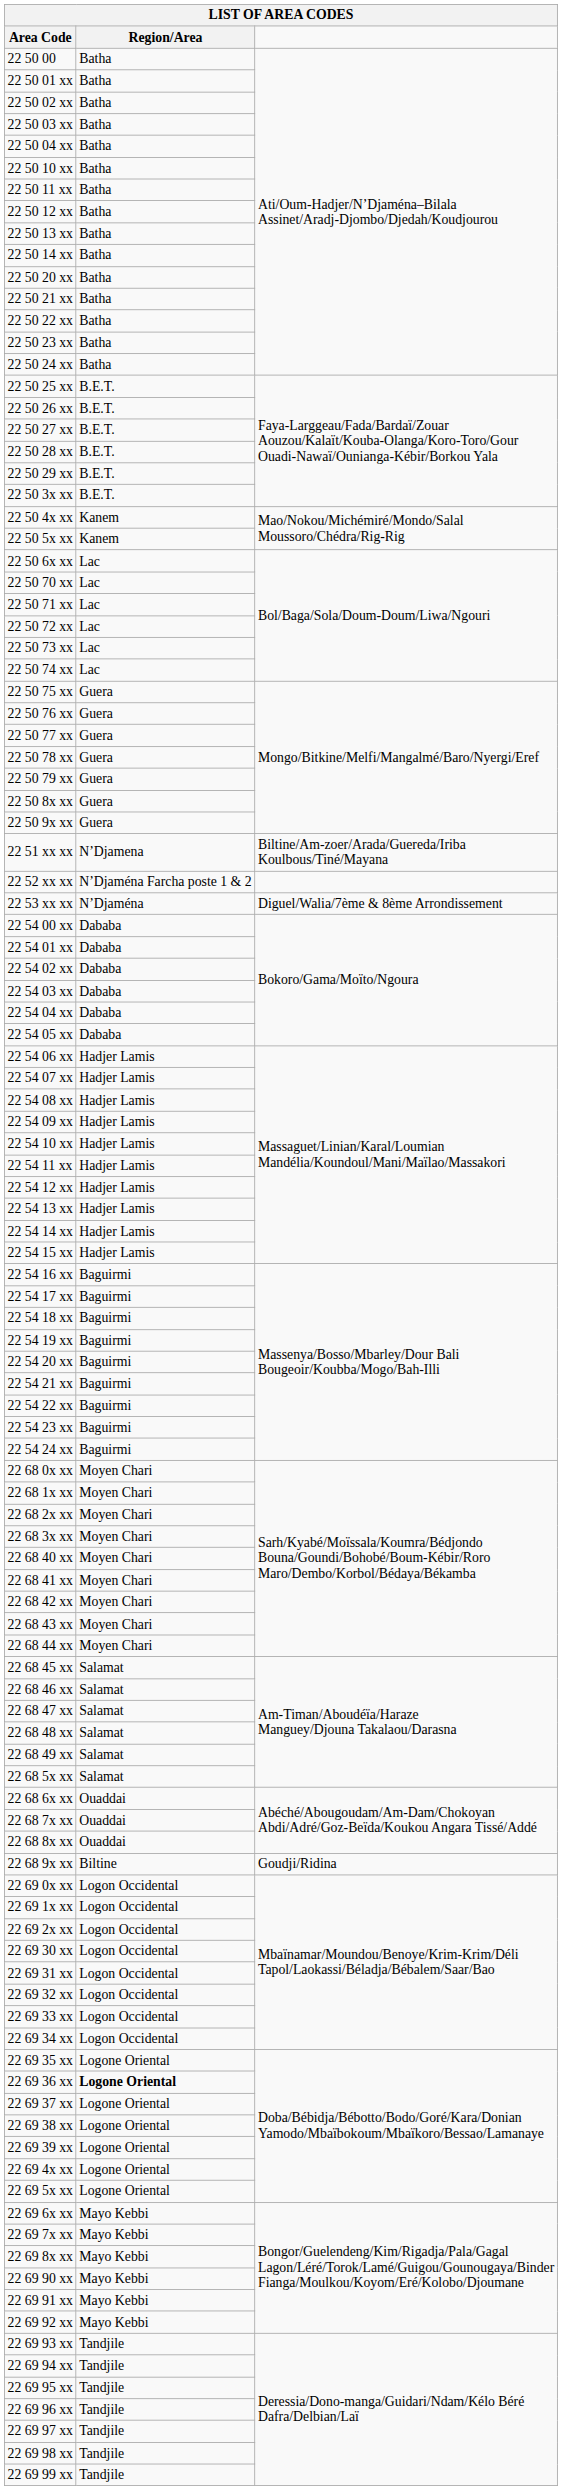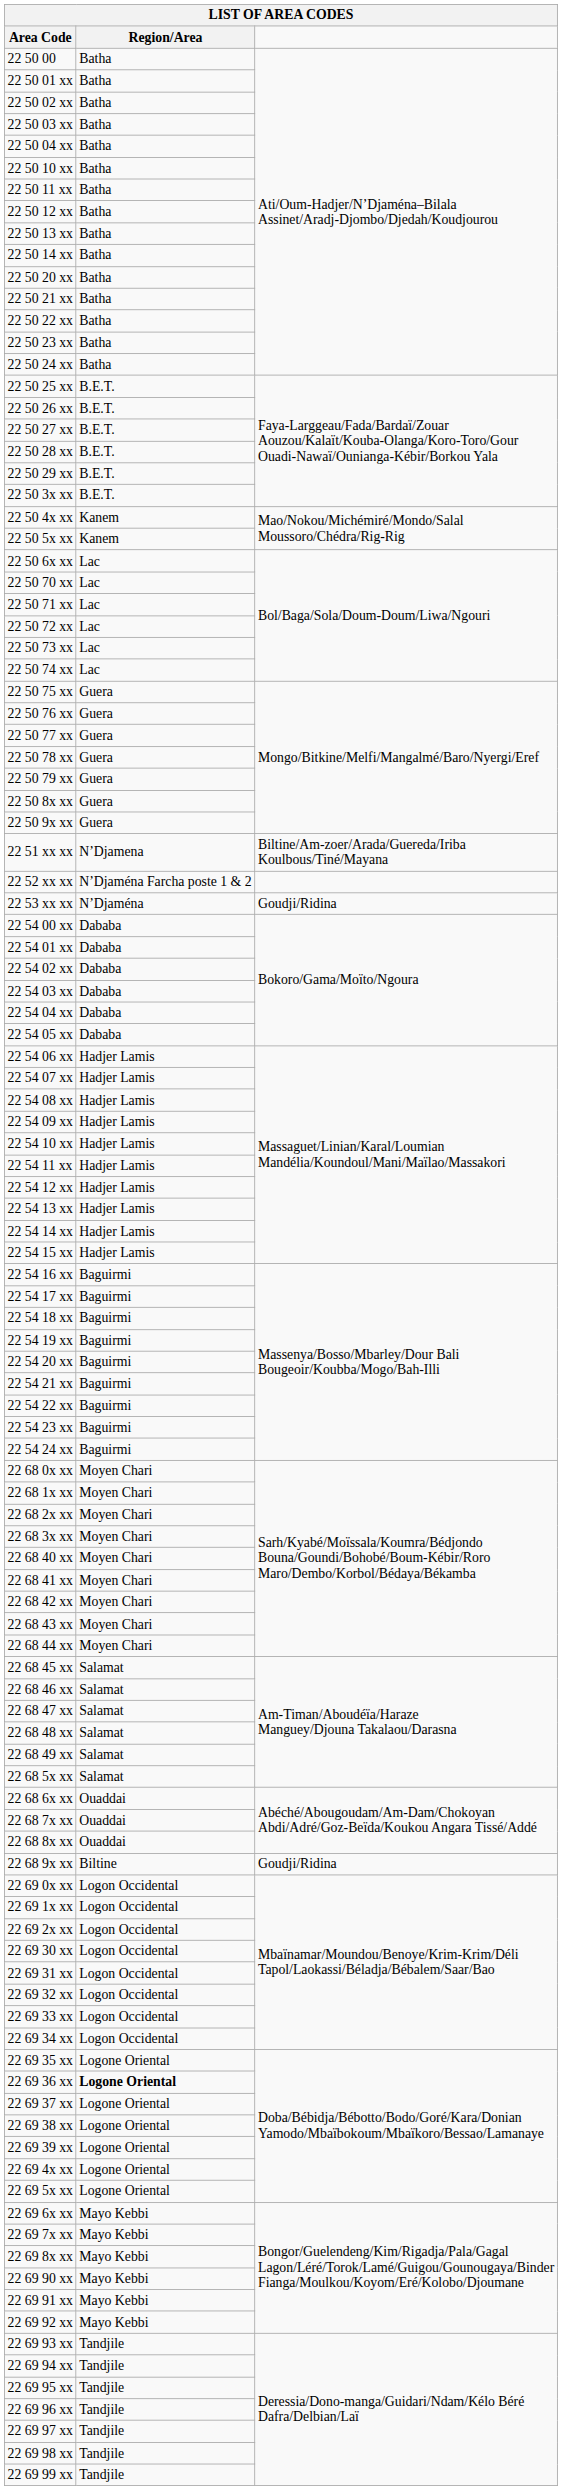(380, 903) Diguel/Walia/7ème & 8ème Arrondissement -> (297, 903) Goudji/Ridina
